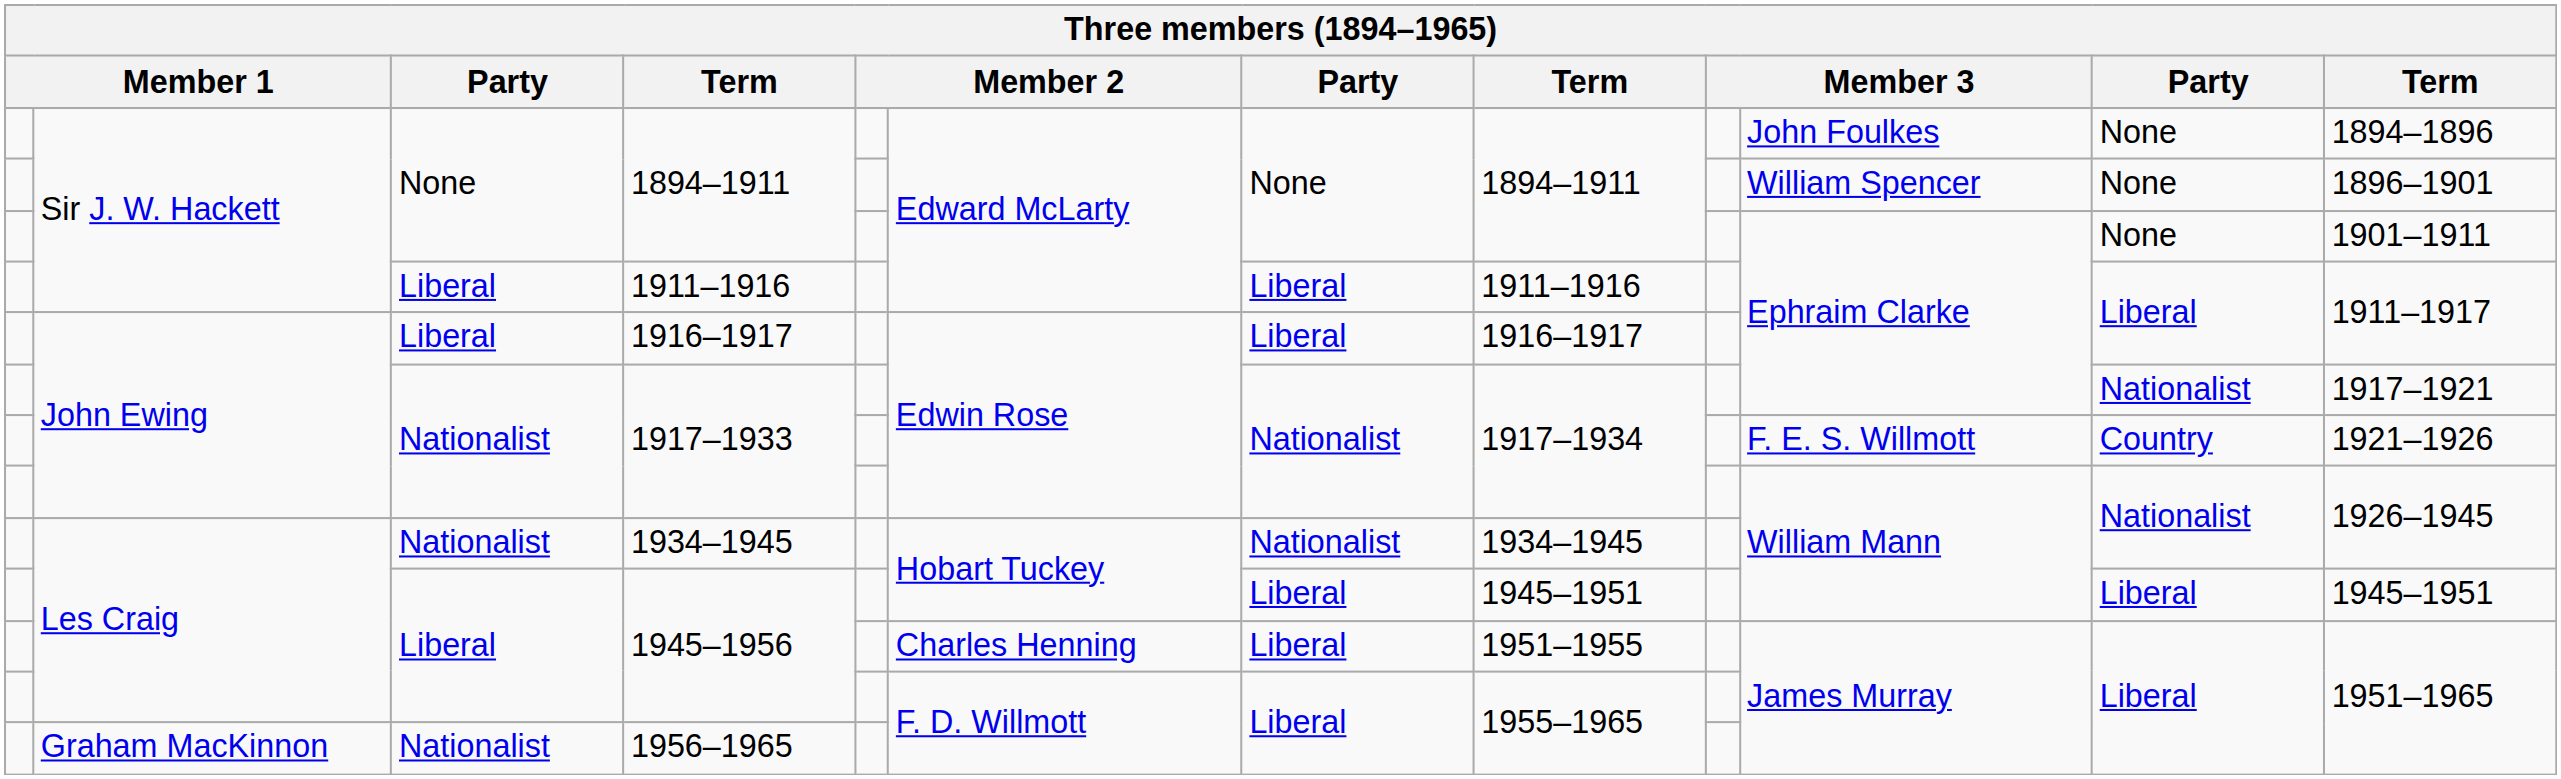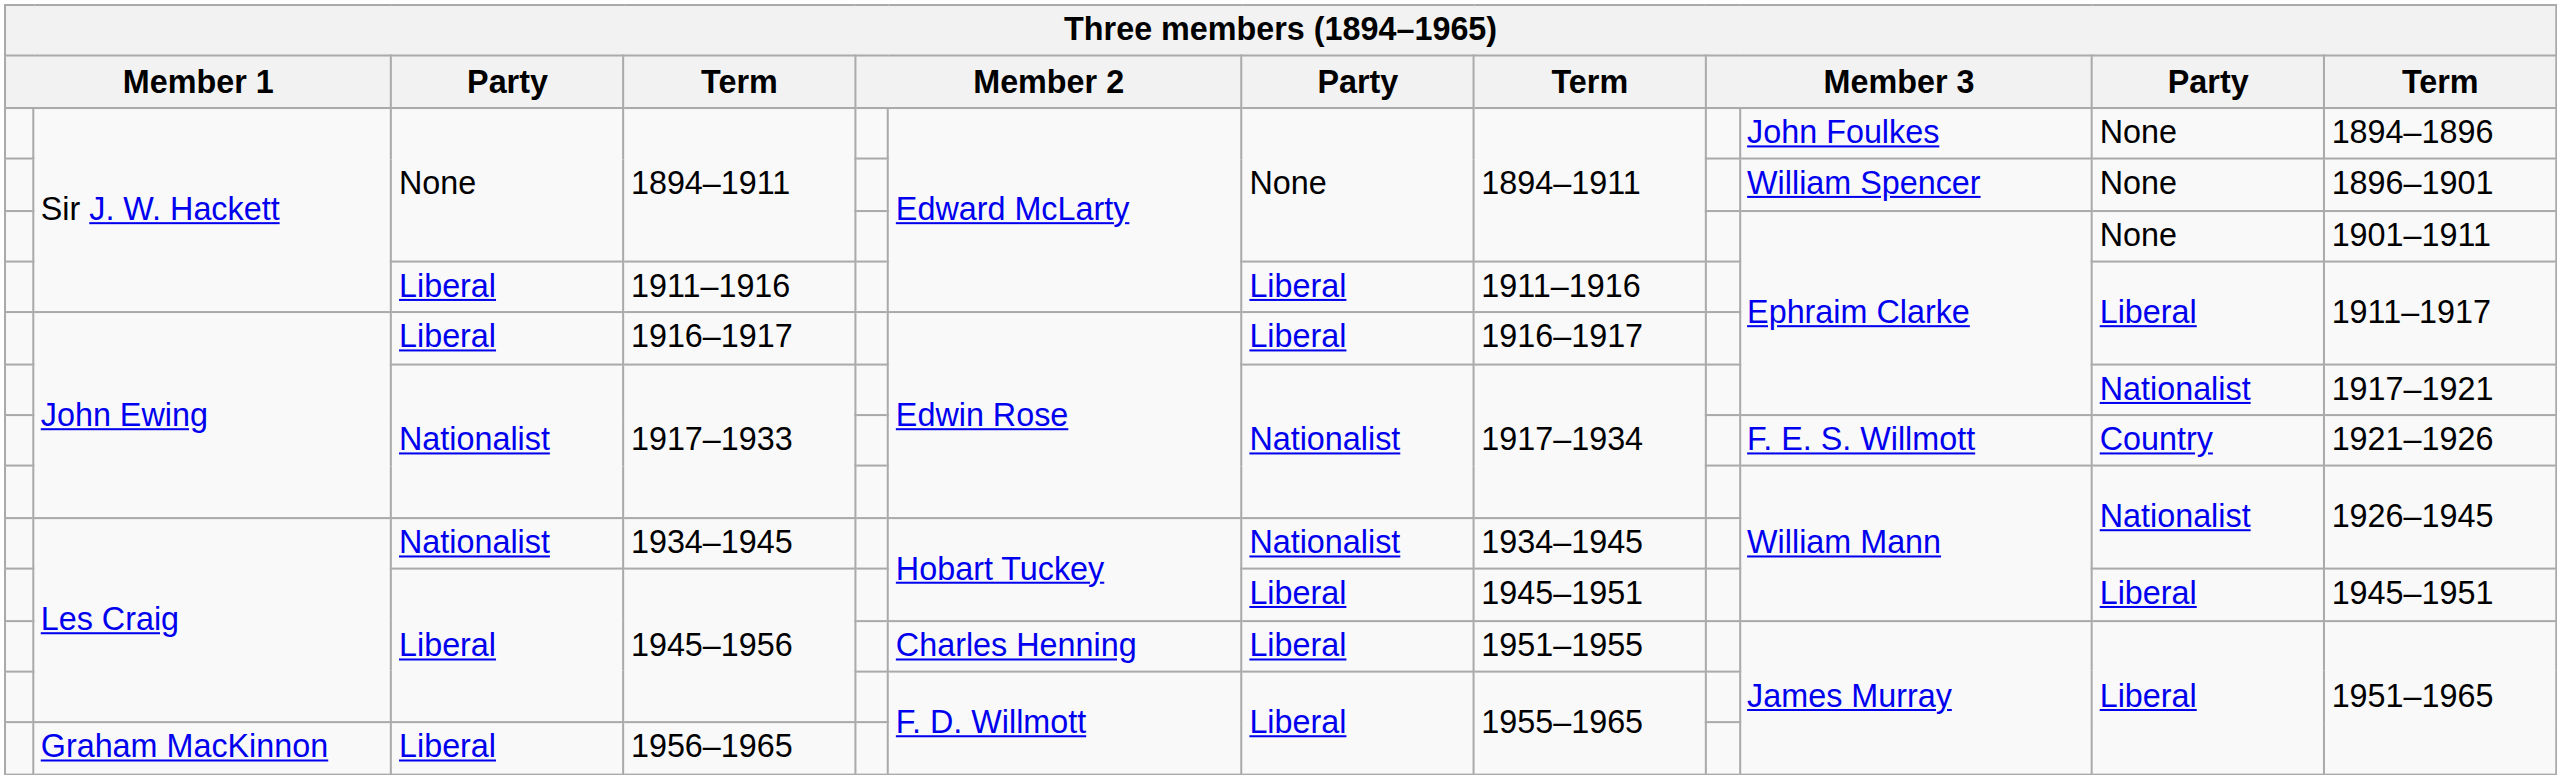(474, 747) Nationalist -> (448, 747) Liberal
